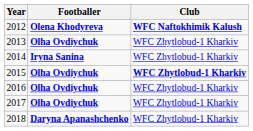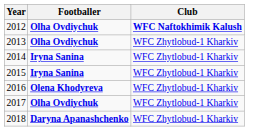(66, 27) Olena Khodyreva -> (64, 27) Olha Ovdiychuk
(64, 73) Olha Ovdiychuk -> (57, 73) Iryna Sanina
(190, 73) bold -> (186, 73) normal
(64, 88) Olha Ovdiychuk -> (66, 88) Olena Khodyreva
